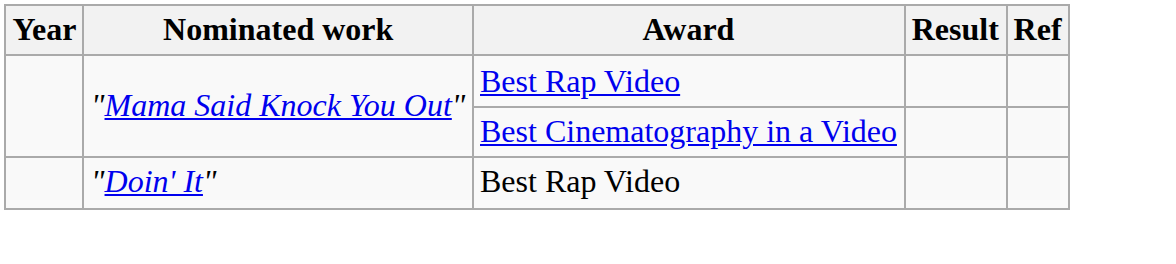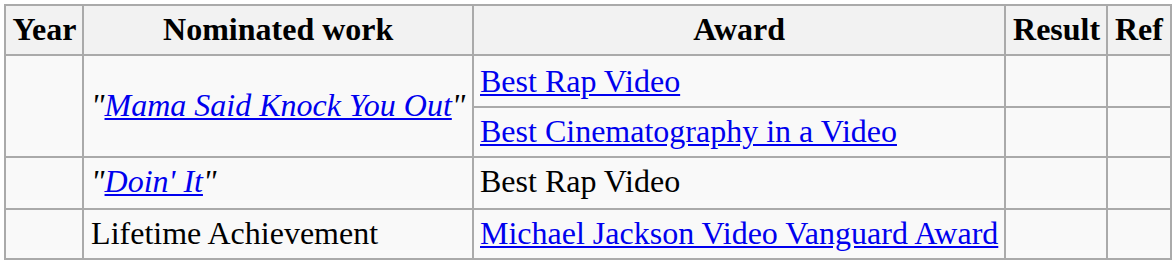+ row: (235, 232)
